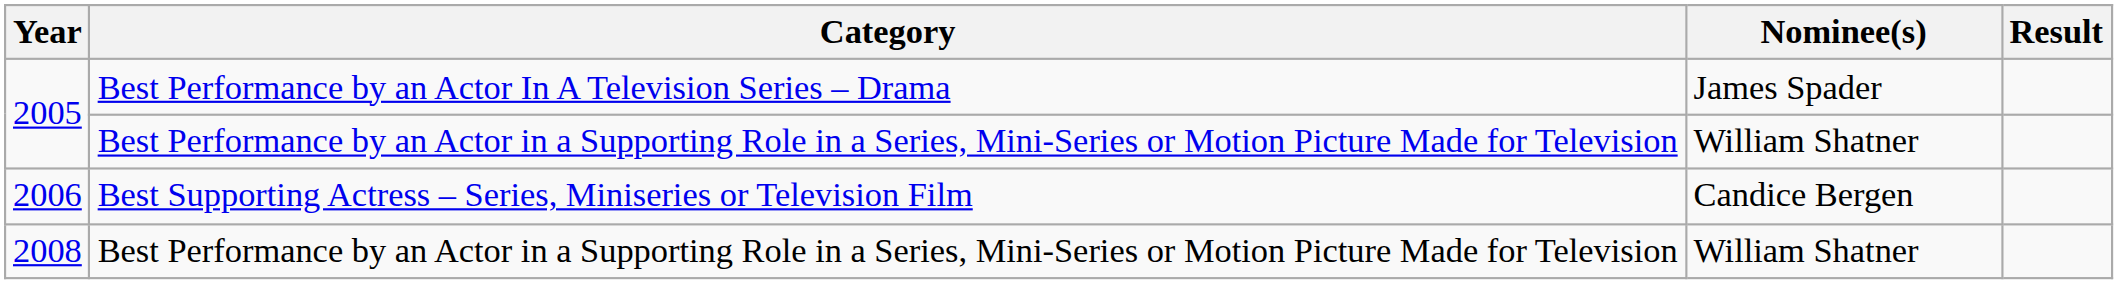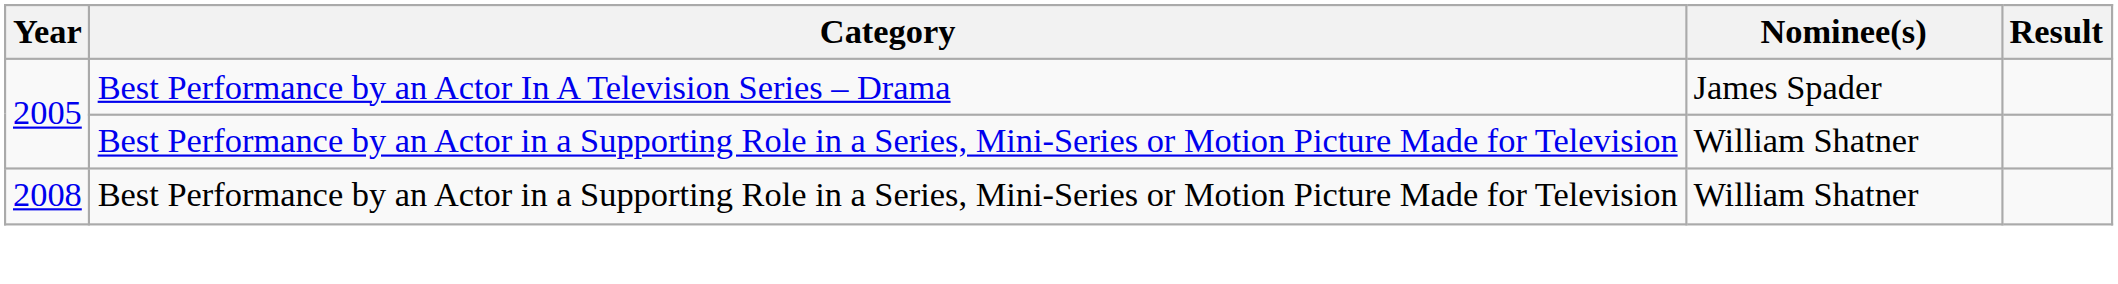- row: (47, 195)
